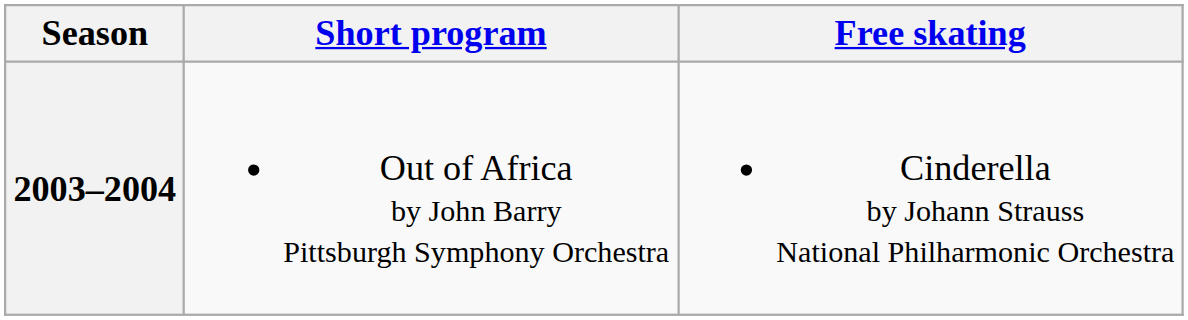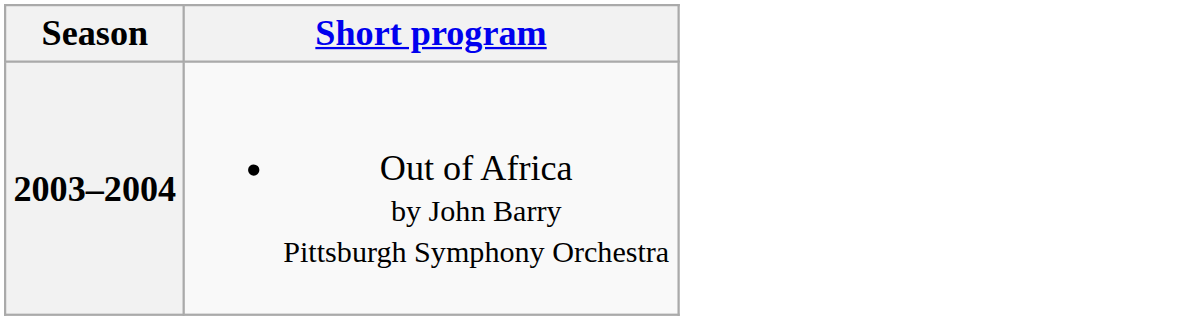- column: (930, 33)
